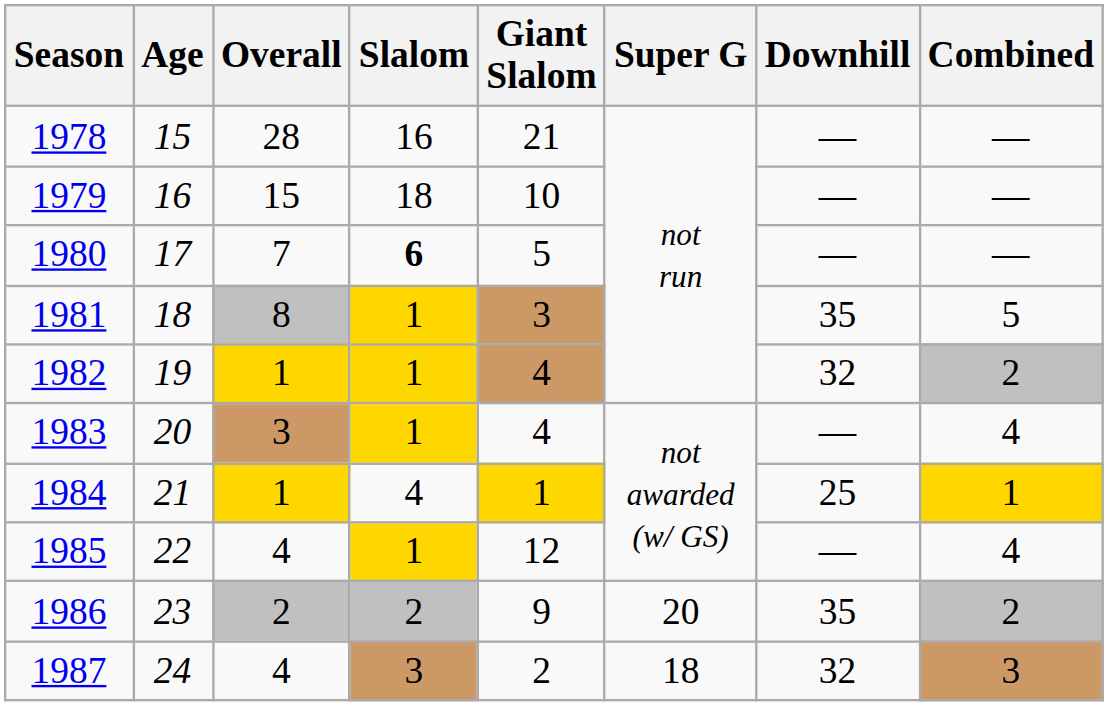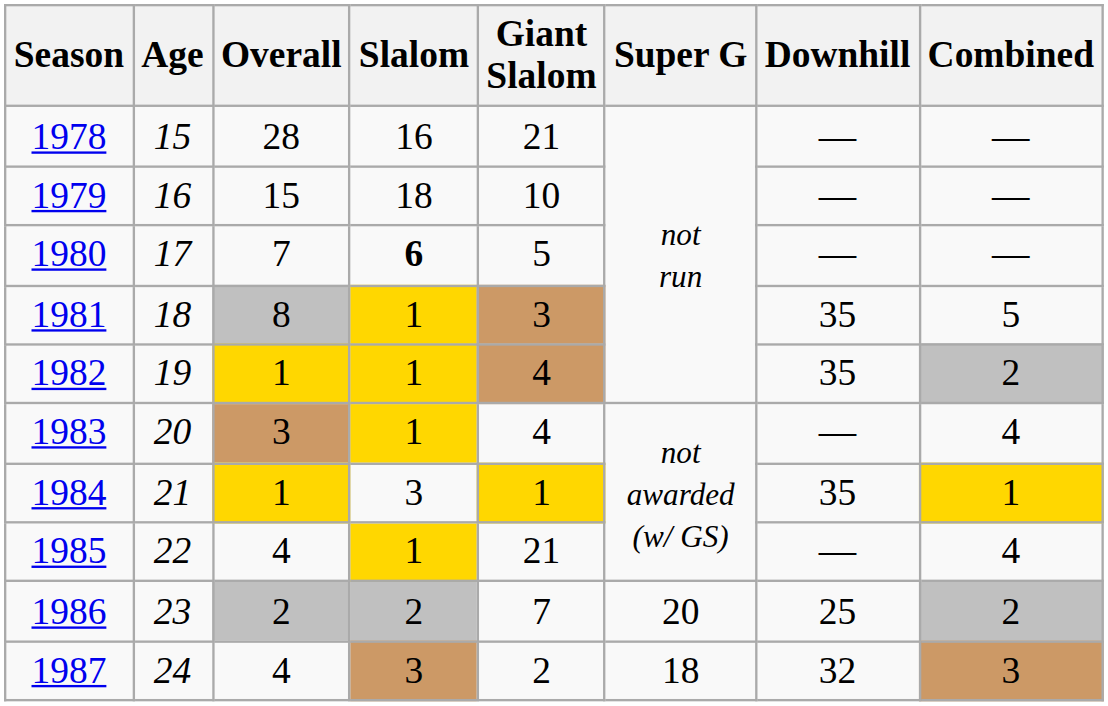(838, 373) 32 -> (838, 373) 35
(414, 491) 4 -> (414, 491) 3
(838, 491) 25 -> (838, 491) 35
(542, 551) 12 -> (542, 551) 21
(542, 610) 9 -> (542, 610) 7
(838, 610) 35 -> (838, 610) 25
